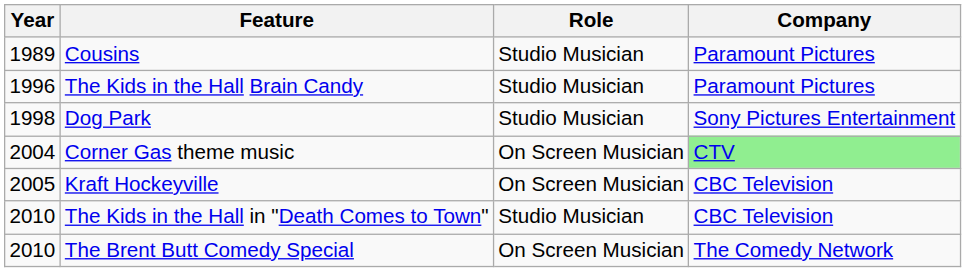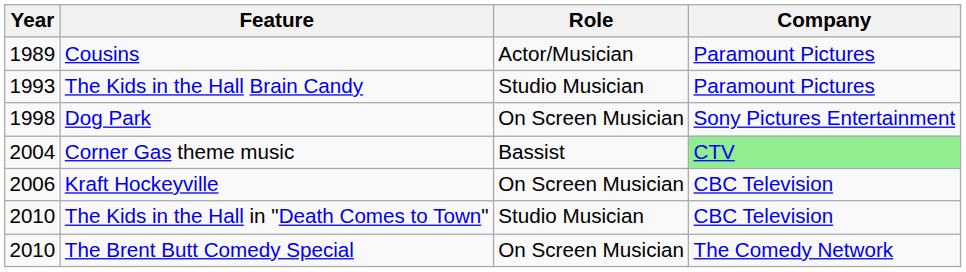(591, 54) Studio Musician -> (591, 54) Actor/Musician
(32, 86) 1996 -> (32, 86) 1993
(591, 119) Studio Musician -> (591, 119) On Screen Musician
(591, 152) On Screen Musician -> (591, 152) Bassist
(32, 184) 2005 -> (32, 184) 2006
